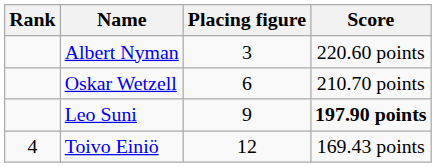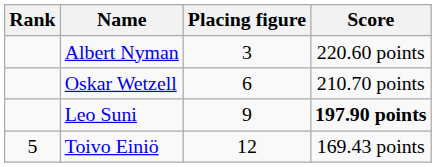(32, 146) 4 -> (32, 146) 5
